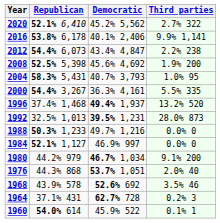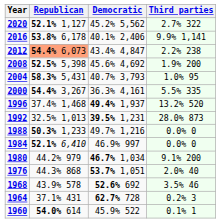(59, 24) 52.1% 6,410 -> (59, 24) 52.1% 1,127
(59, 51) no background -> (59, 51) lightsalmon background
(59, 145) 52.1% 1,127 -> (59, 145) 52.1% 6,410
